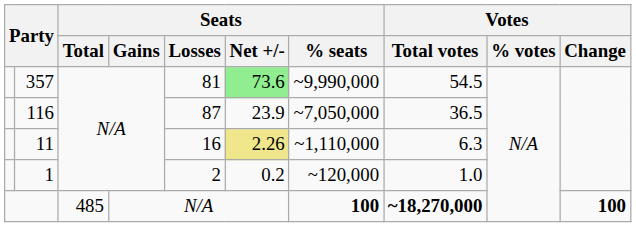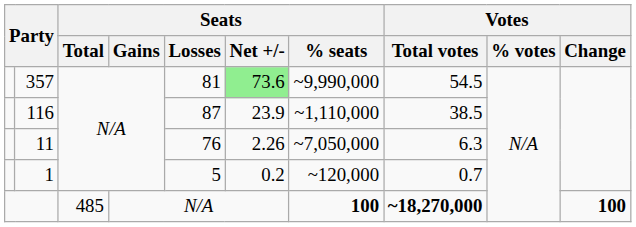(336, 113) ~7,050,000 -> (337, 113) ~1,110,000
(466, 113) 36.5 -> (466, 113) 38.5
(211, 144) 16 -> (211, 144) 76
(268, 144) khaki background -> (268, 144) no background
(337, 144) ~1,110,000 -> (336, 144) ~7,050,000
(216, 175) 2 -> (216, 175) 5
(471, 175) 1.0 -> (471, 175) 0.7
